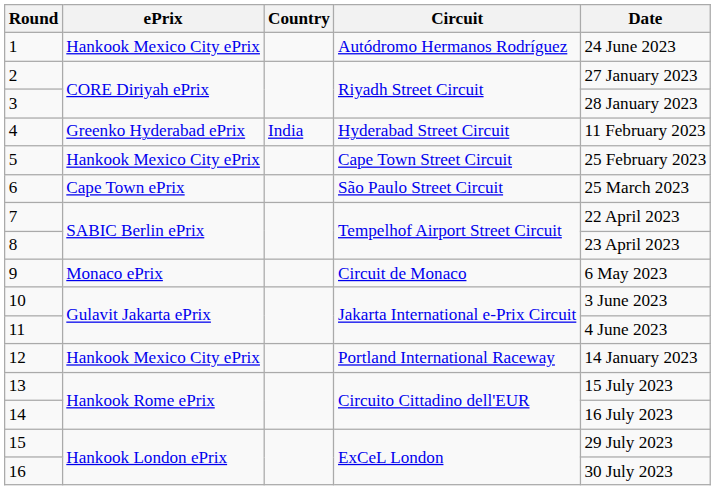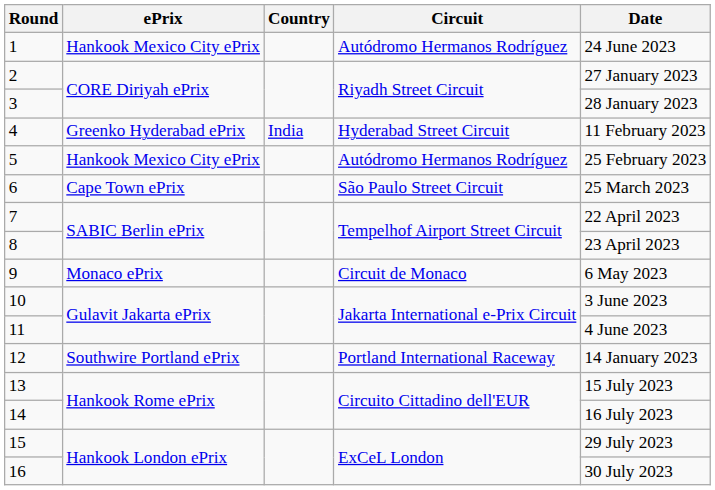(425, 159) Cape Town Street Circuit -> (453, 159) Autódromo Hermanos Rodríguez
(163, 357) Hankook Mexico City ePrix -> (153, 357) Southwire Portland ePrix
